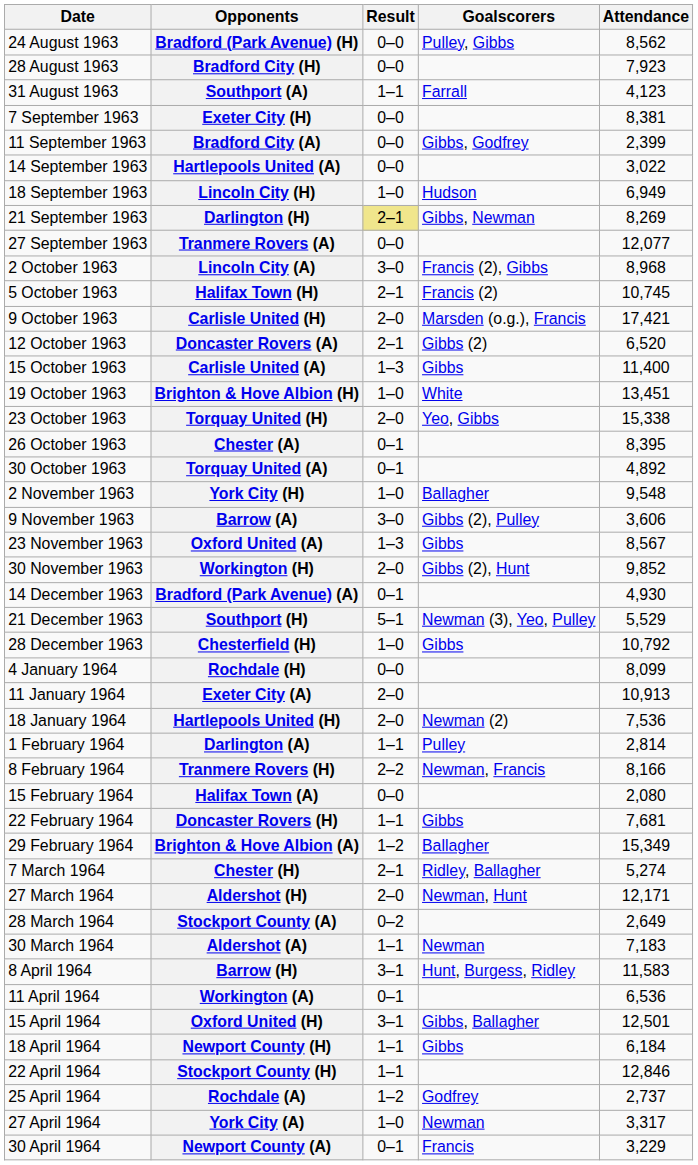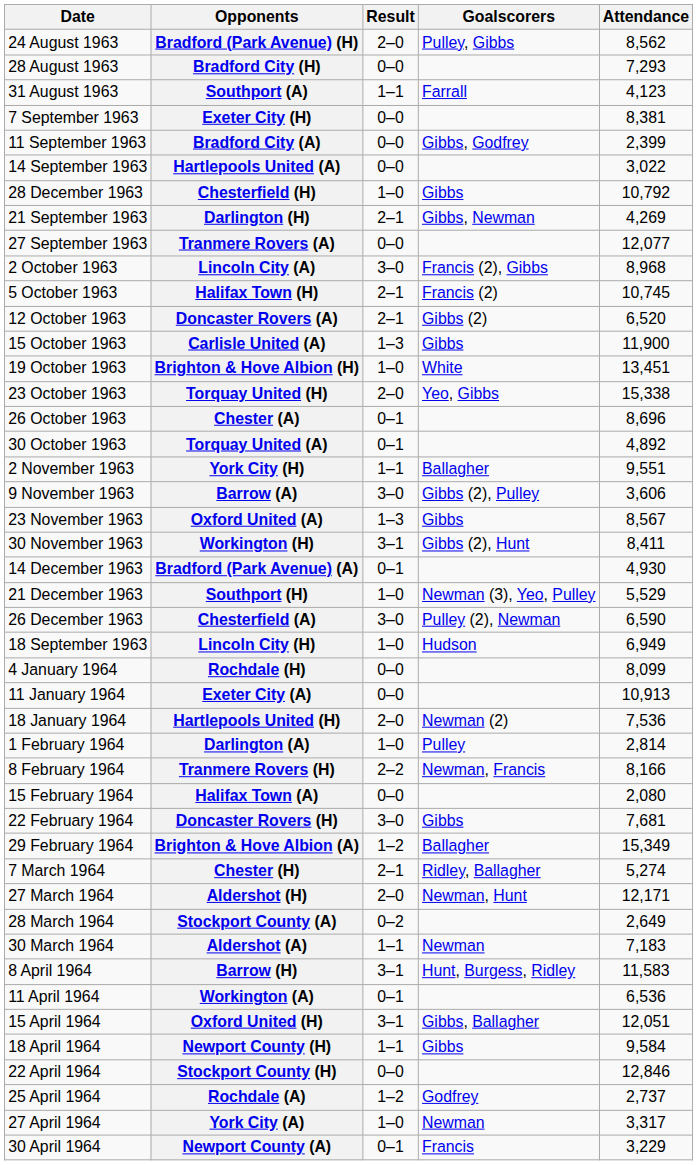(391, 42) 0–0 -> (391, 42) 2–0
(646, 67) 7,923 -> (646, 67) 7,293
rows swapped: (257, 192) <-> (257, 645)
(391, 218) khaki background -> (391, 218) no background
(646, 218) 8,269 -> (646, 218) 4,269
- row: (257, 318)
(646, 368) 11,400 -> (646, 343) 11,900
(646, 444) 8,395 -> (646, 419) 8,696
(391, 494) 1–0 -> (391, 469) 1–1
(646, 494) 9,548 -> (646, 469) 9,551
(391, 569) 2–0 -> (391, 544) 3–1
(646, 569) 9,852 -> (646, 544) 8,411
(391, 619) 5–1 -> (391, 594) 1–0
+ row: (257, 619)
(391, 695) 2–0 -> (391, 695) 0–0
(391, 745) 1–1 -> (391, 745) 1–0
(391, 820) 1–1 -> (391, 820) 3–0
(646, 1021) 12,501 -> (646, 1021) 12,051
(646, 1047) 6,184 -> (646, 1047) 9,584
(391, 1072) 1–1 -> (391, 1072) 0–0
